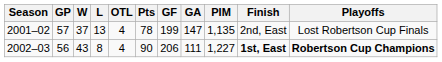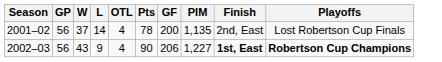- column: (193, 13)
(63, 30) 57 -> (63, 30) 56
(100, 30) 13 -> (100, 30) 14
(169, 30) 199 -> (169, 30) 200
(100, 48) 8 -> (100, 48) 9
